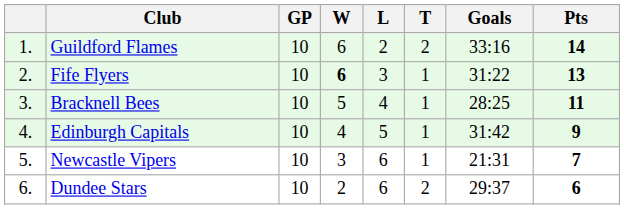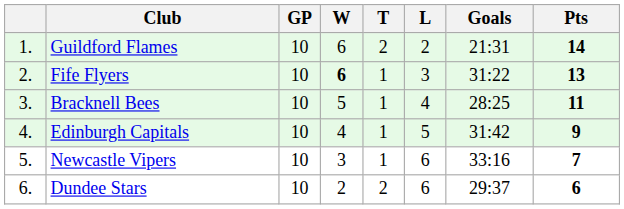columns swapped: (425, 18) <-> (383, 18)
(489, 47) 33:16 -> (489, 47) 21:31
(489, 160) 21:31 -> (489, 160) 33:16
